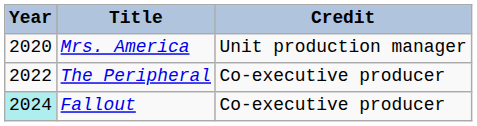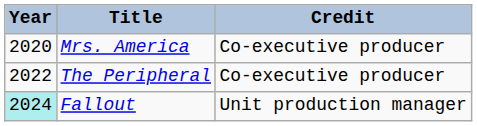(343, 48) Unit production manager -> (332, 48) Co-executive producer
(332, 106) Co-executive producer -> (343, 106) Unit production manager
